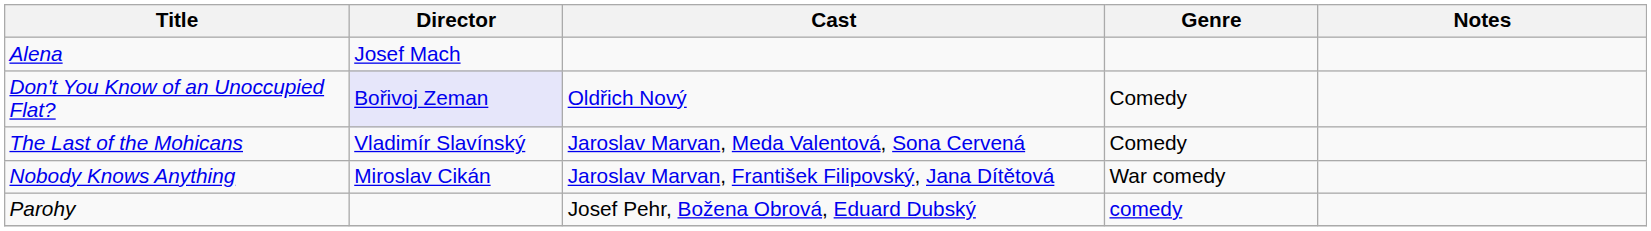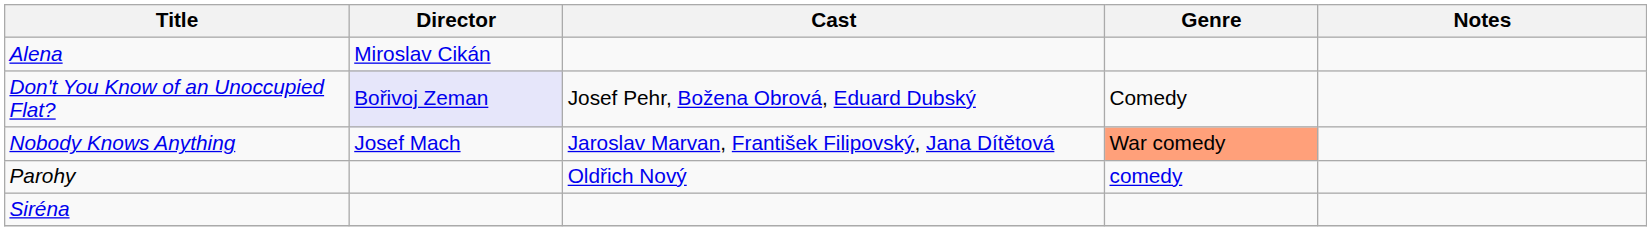(407, 53) Josef Mach -> (422, 53) Miroslav Cikán
(627, 98) Oldřich Nový -> (772, 98) Josef Pehr, Božena Obrová, Eduard Dubský
- row: (126, 143)
(422, 176) Miroslav Cikán -> (407, 143) Josef Mach
(1167, 176) no background -> (1167, 143) lightsalmon background
(772, 209) Josef Pehr, Božena Obrová, Eduard Dubský -> (627, 176) Oldřich Nový
+ row: (40, 209)
